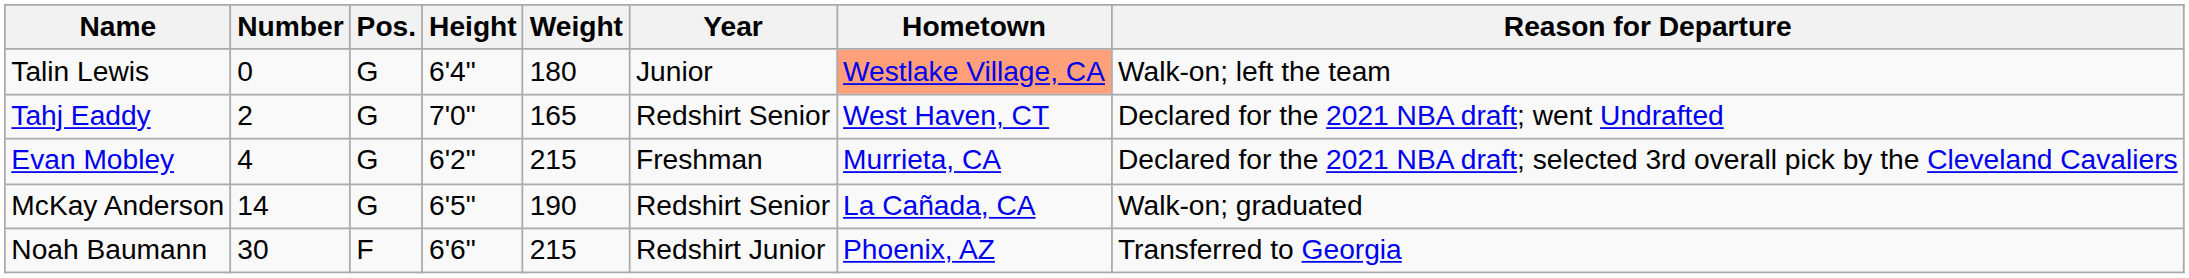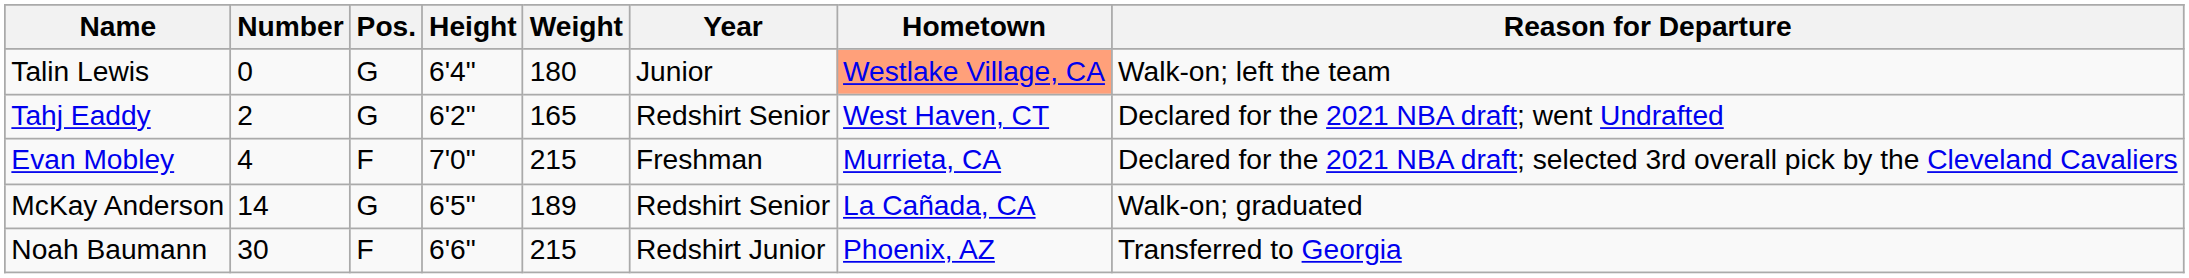(452, 116) 7'0" -> (452, 116) 6'2"
(368, 160) G -> (365, 160) F
(452, 160) 6'2" -> (452, 160) 7'0"
(553, 205) 190 -> (553, 205) 189
